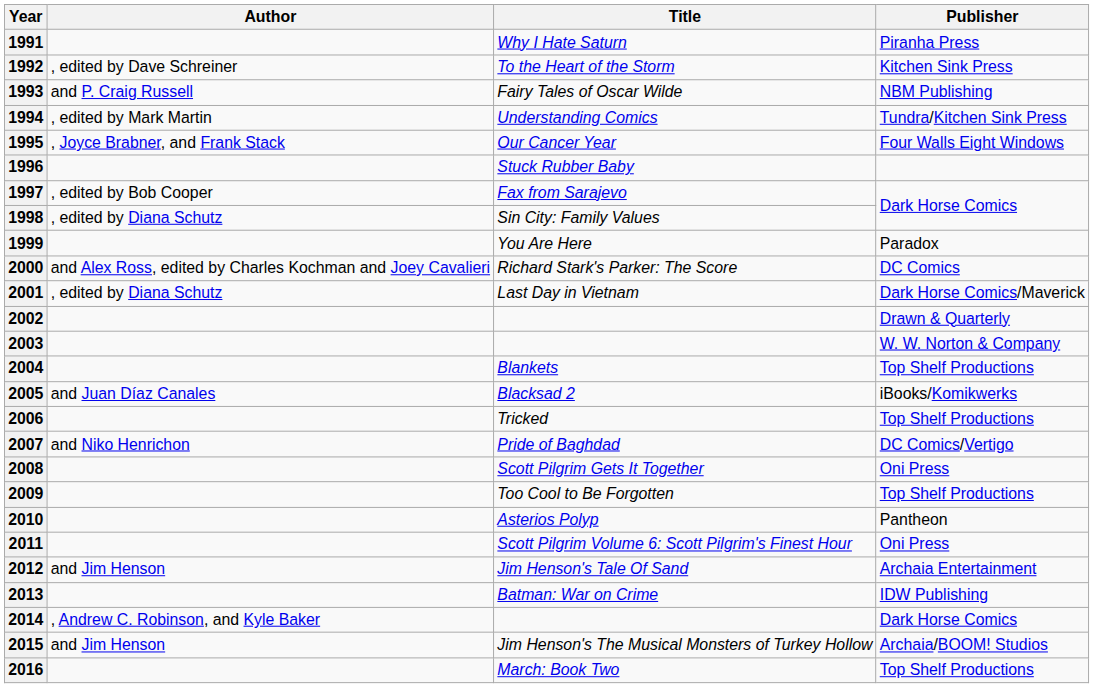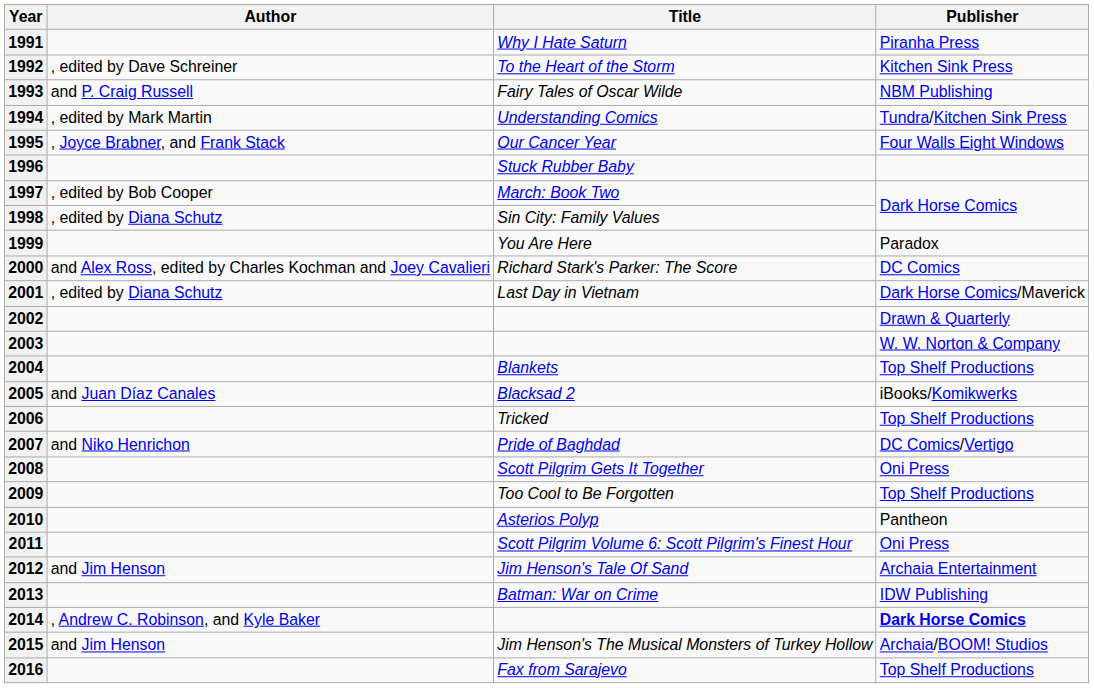(562, 192) Fax from Sarajevo -> (558, 192) March: Book Two
(948, 619) normal -> (953, 619) bold
(558, 670) March: Book Two -> (562, 670) Fax from Sarajevo
